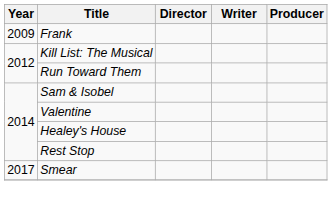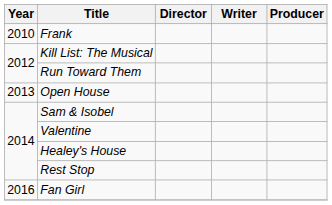(21, 33) 2009 -> (21, 33) 2010
+ row: (75, 92)
+ row: (62, 190)
- row: (58, 170)
